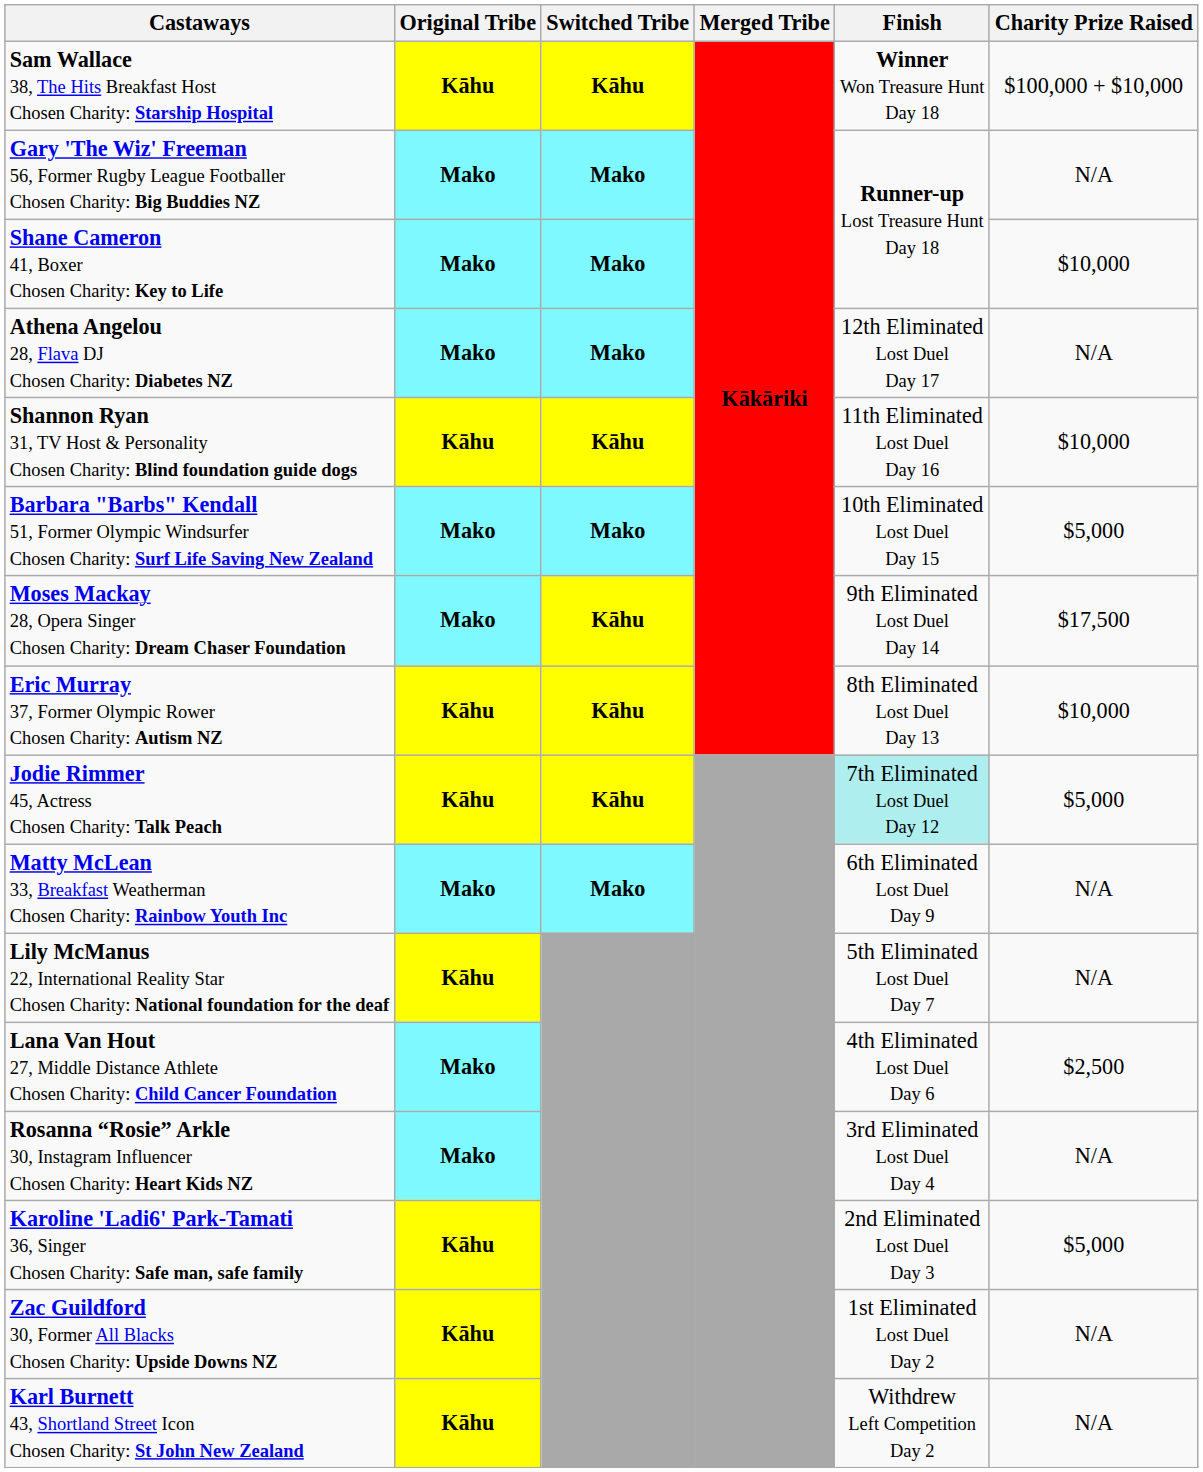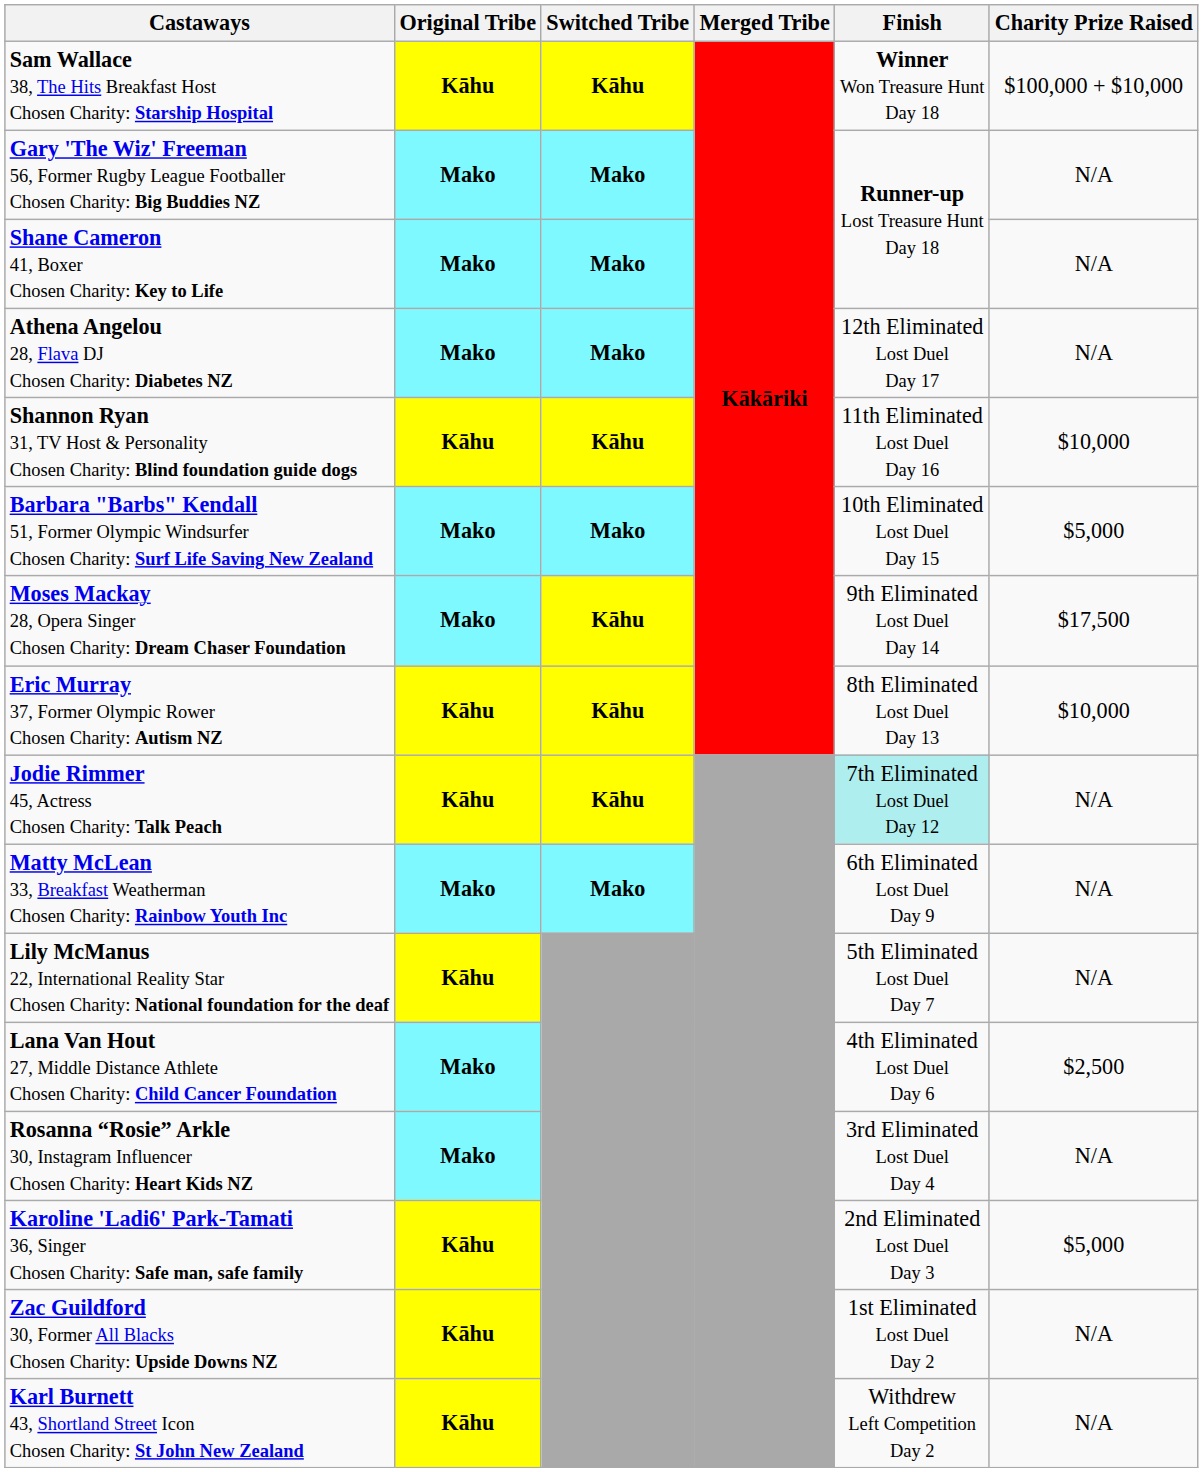(1094, 263) $10,000 -> (1094, 263) N/A
(1094, 798) $5,000 -> (1094, 798) N/A
